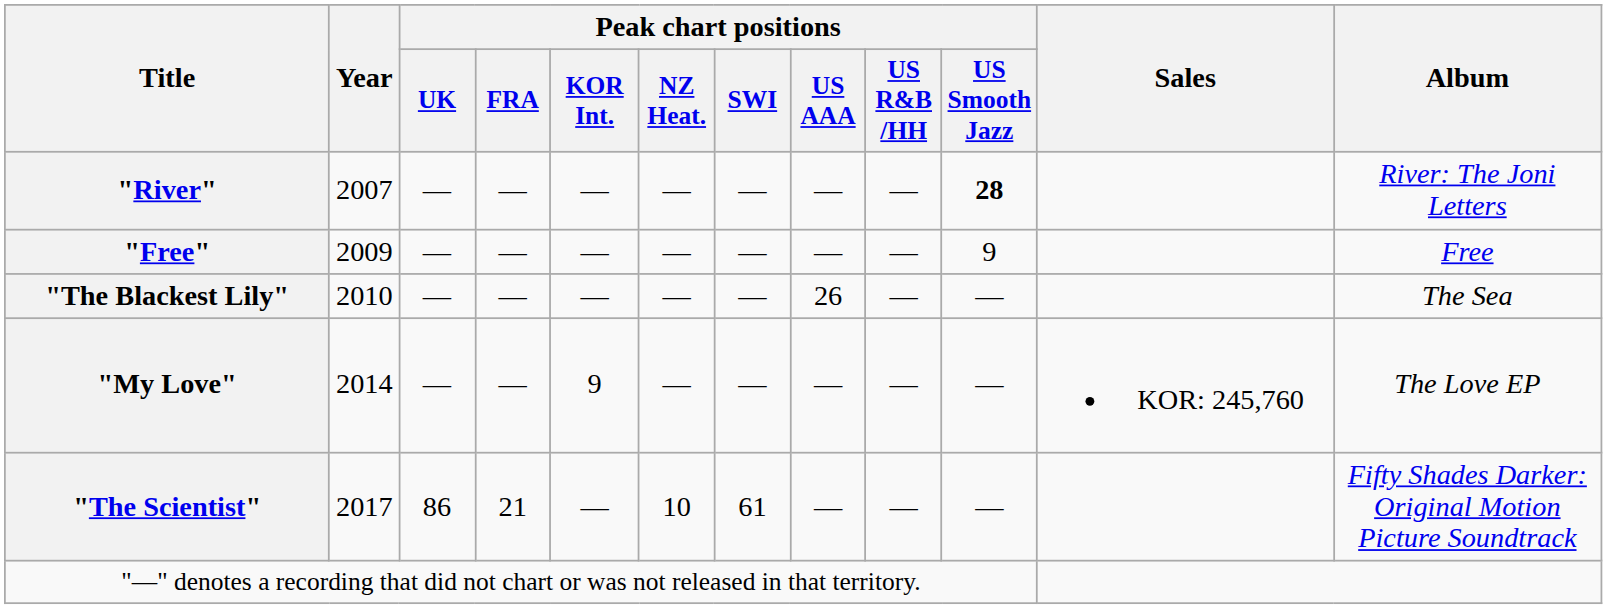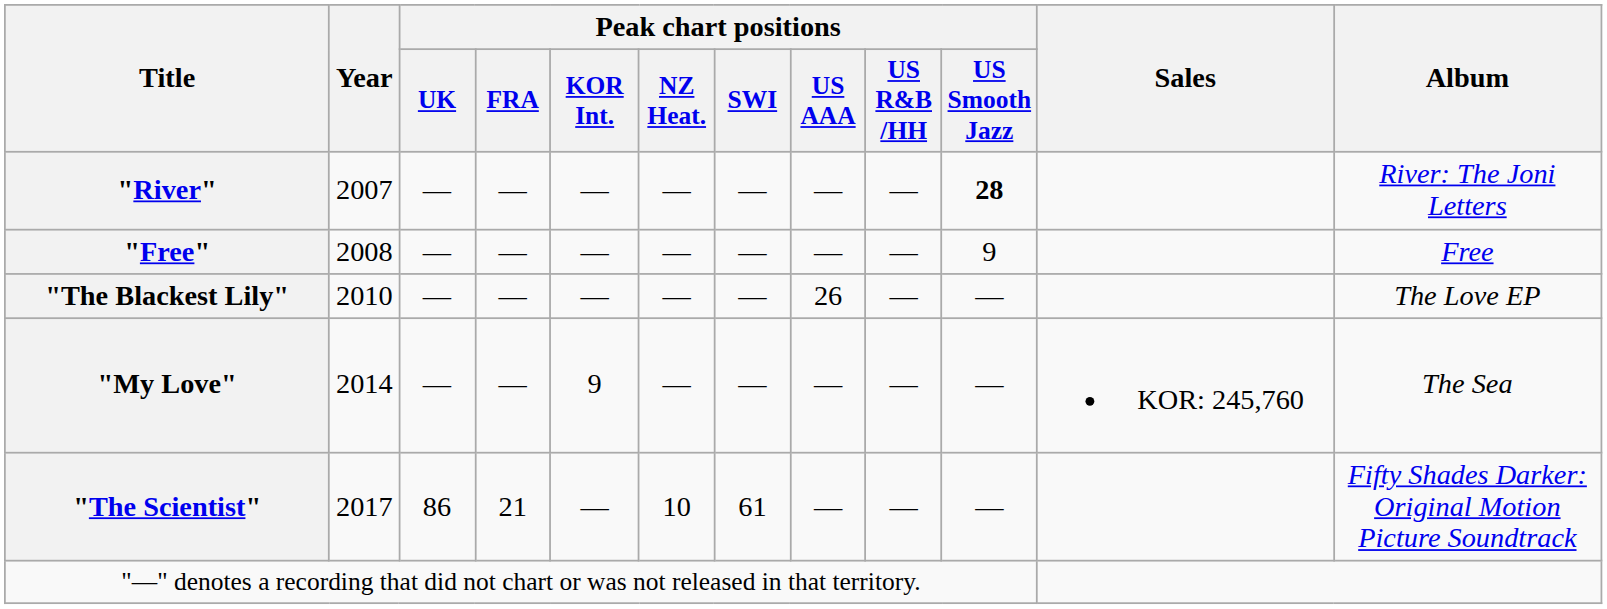(364, 250) 2009 -> (364, 250) 2008
(1467, 295) The Sea -> (1467, 295) The Love EP
(1467, 384) The Love EP -> (1467, 384) The Sea
